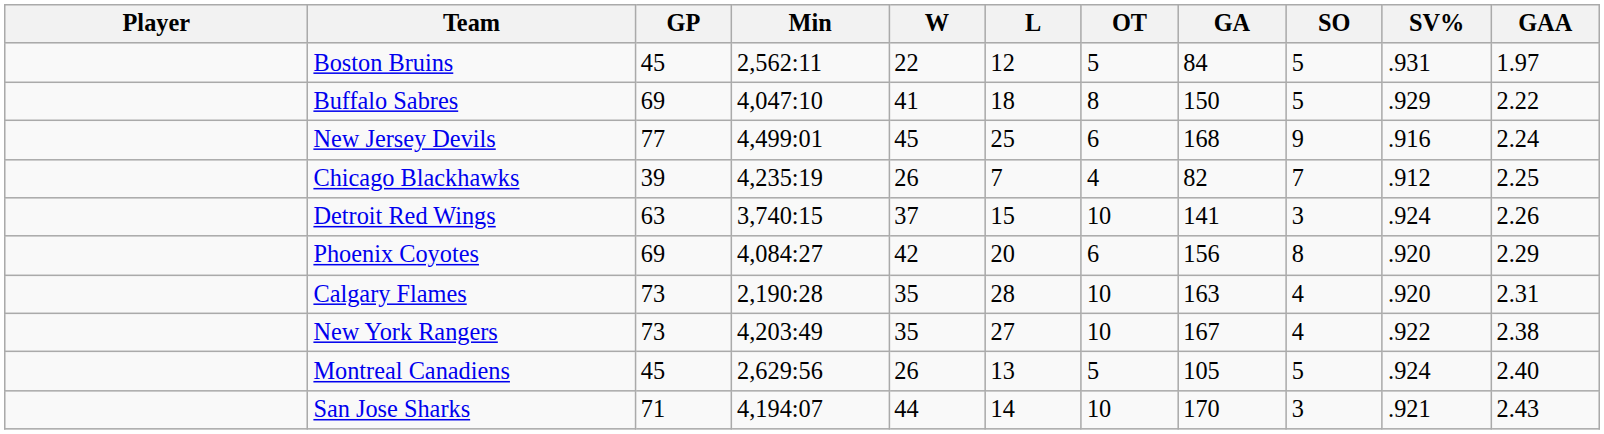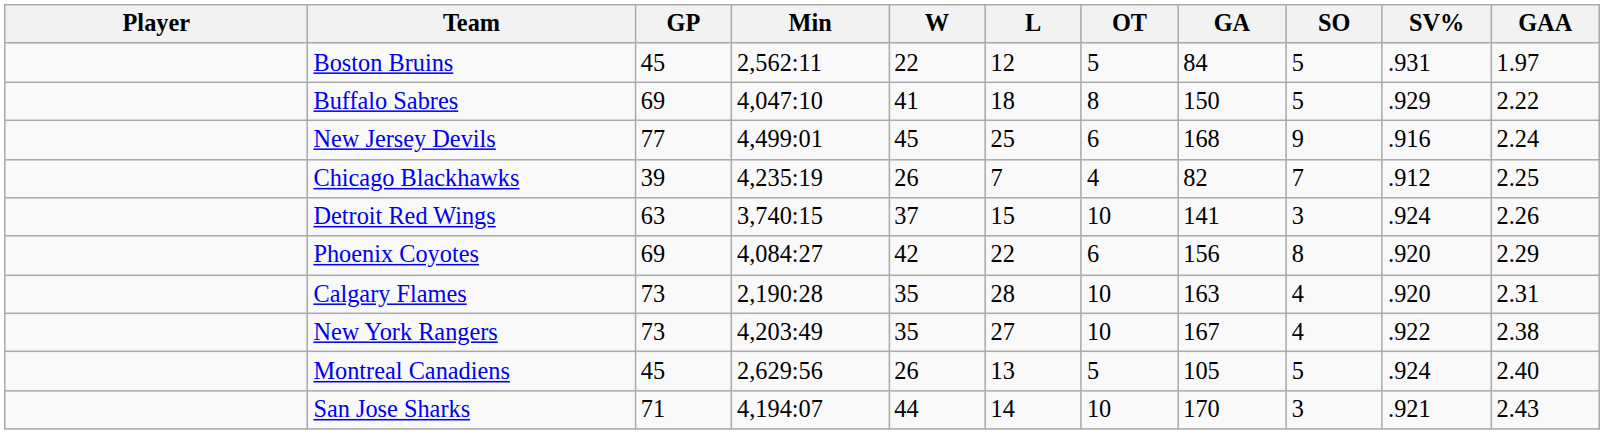(1003, 255) 20 -> (1003, 255) 22
